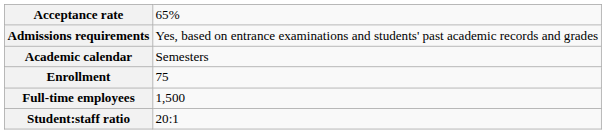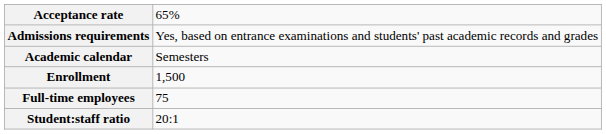(162, 77) 75 -> (170, 77) 1,500
(170, 98) 1,500 -> (162, 98) 75
